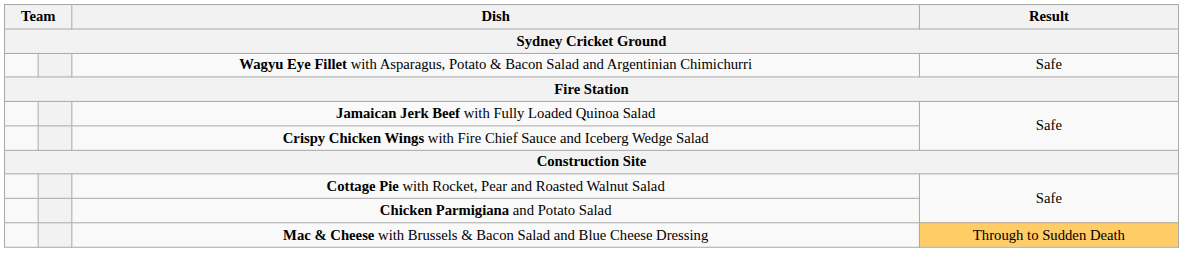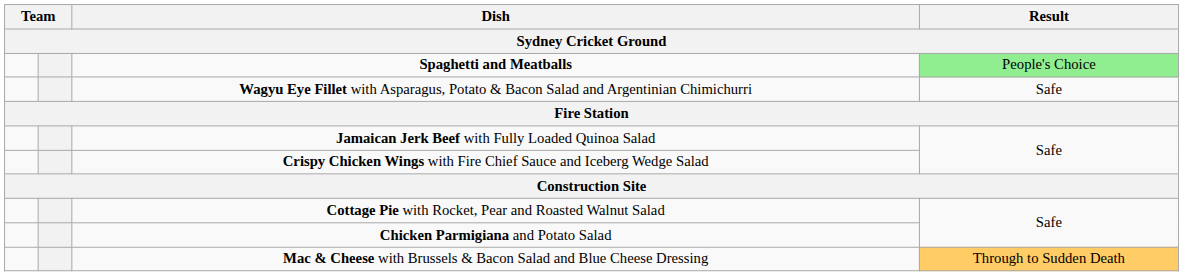+ row: (496, 65)
